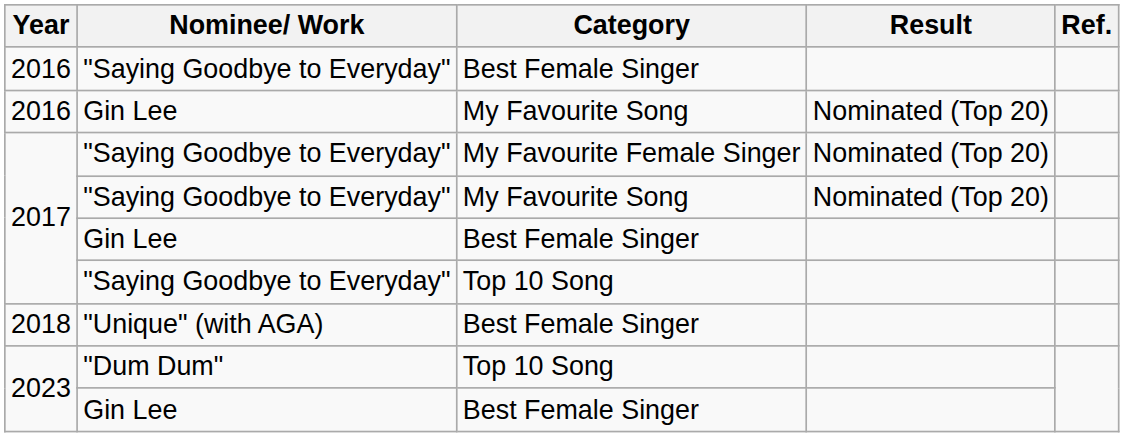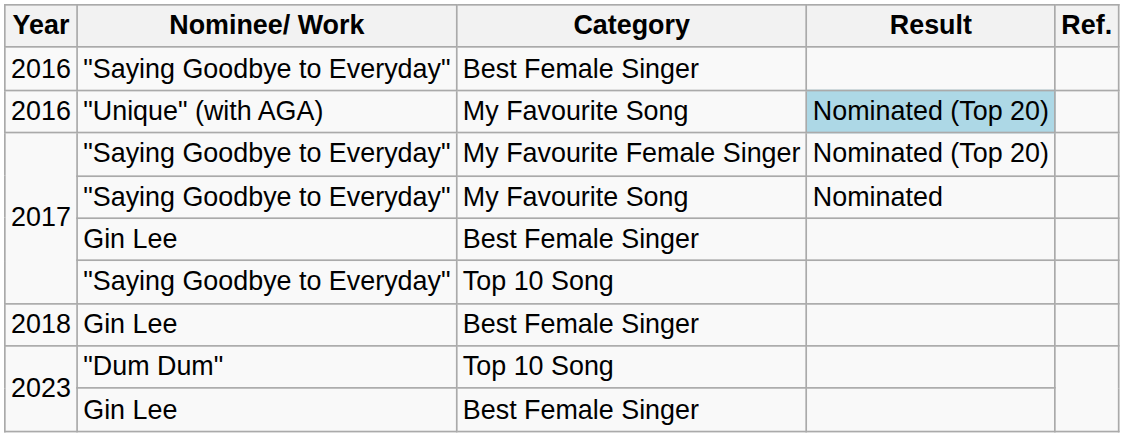(130, 111) Gin Lee -> (203, 111) "Unique" (with AGA)
(931, 111) no background -> (931, 111) lightblue background
(931, 196) Nominated (Top 20) -> (878, 196) Nominated
(203, 324) "Unique" (with AGA) -> (130, 324) Gin Lee
